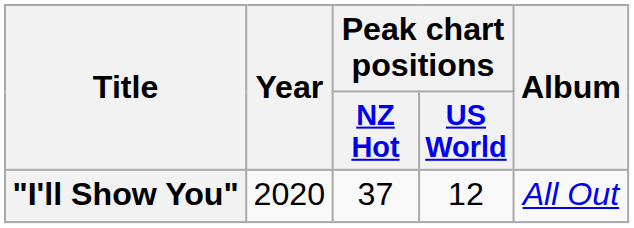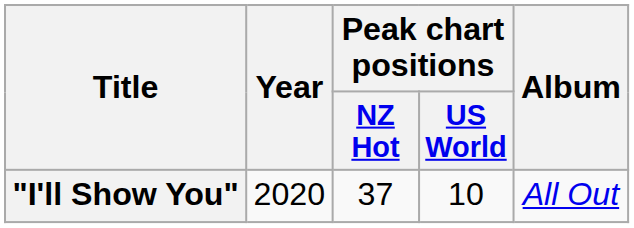(466, 195) 12 -> (466, 195) 10
